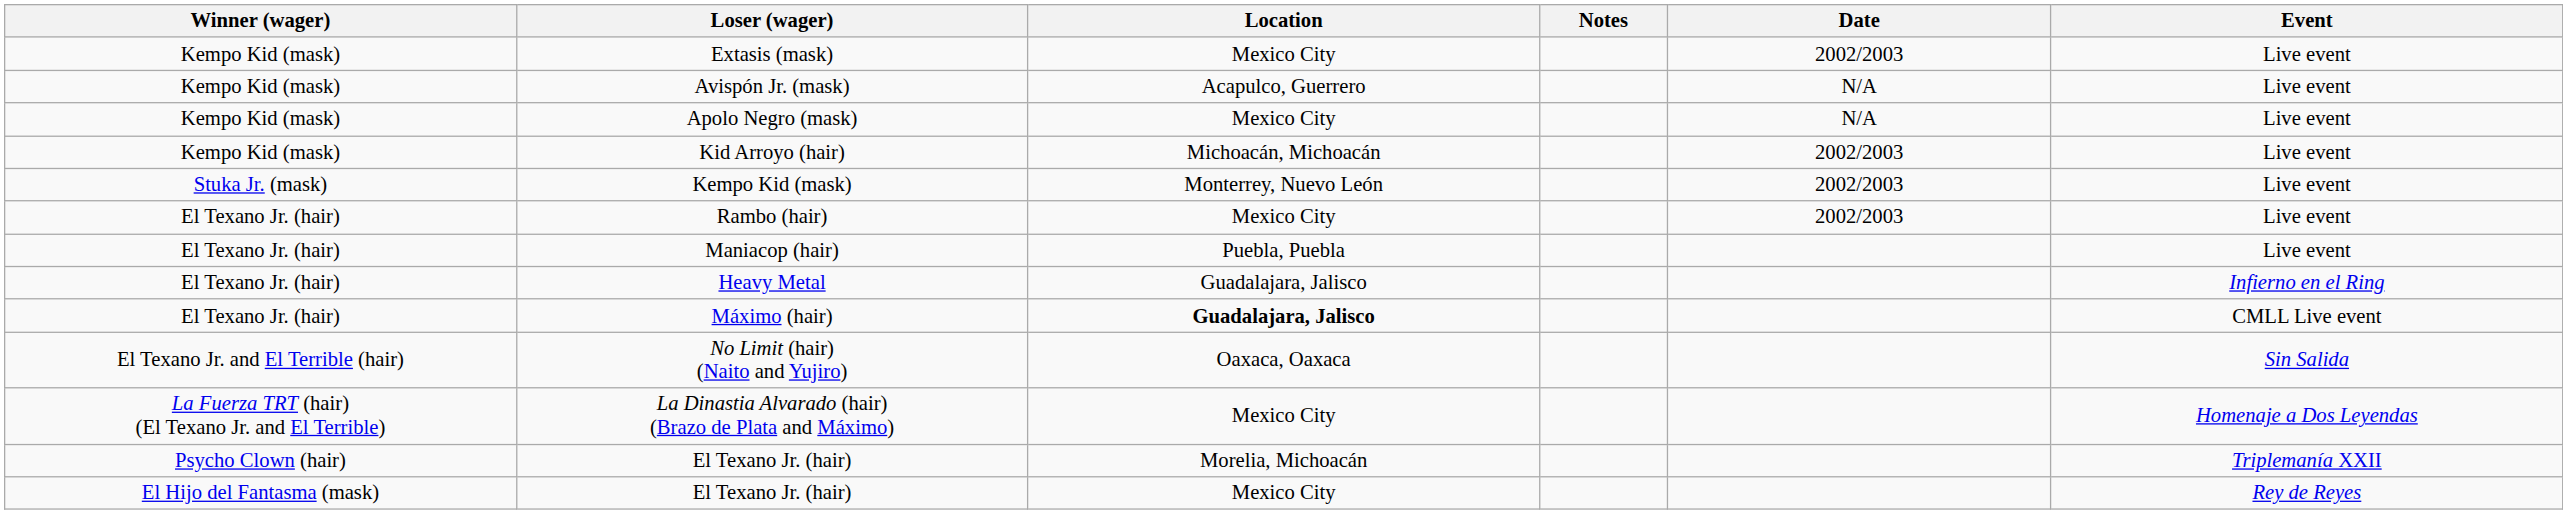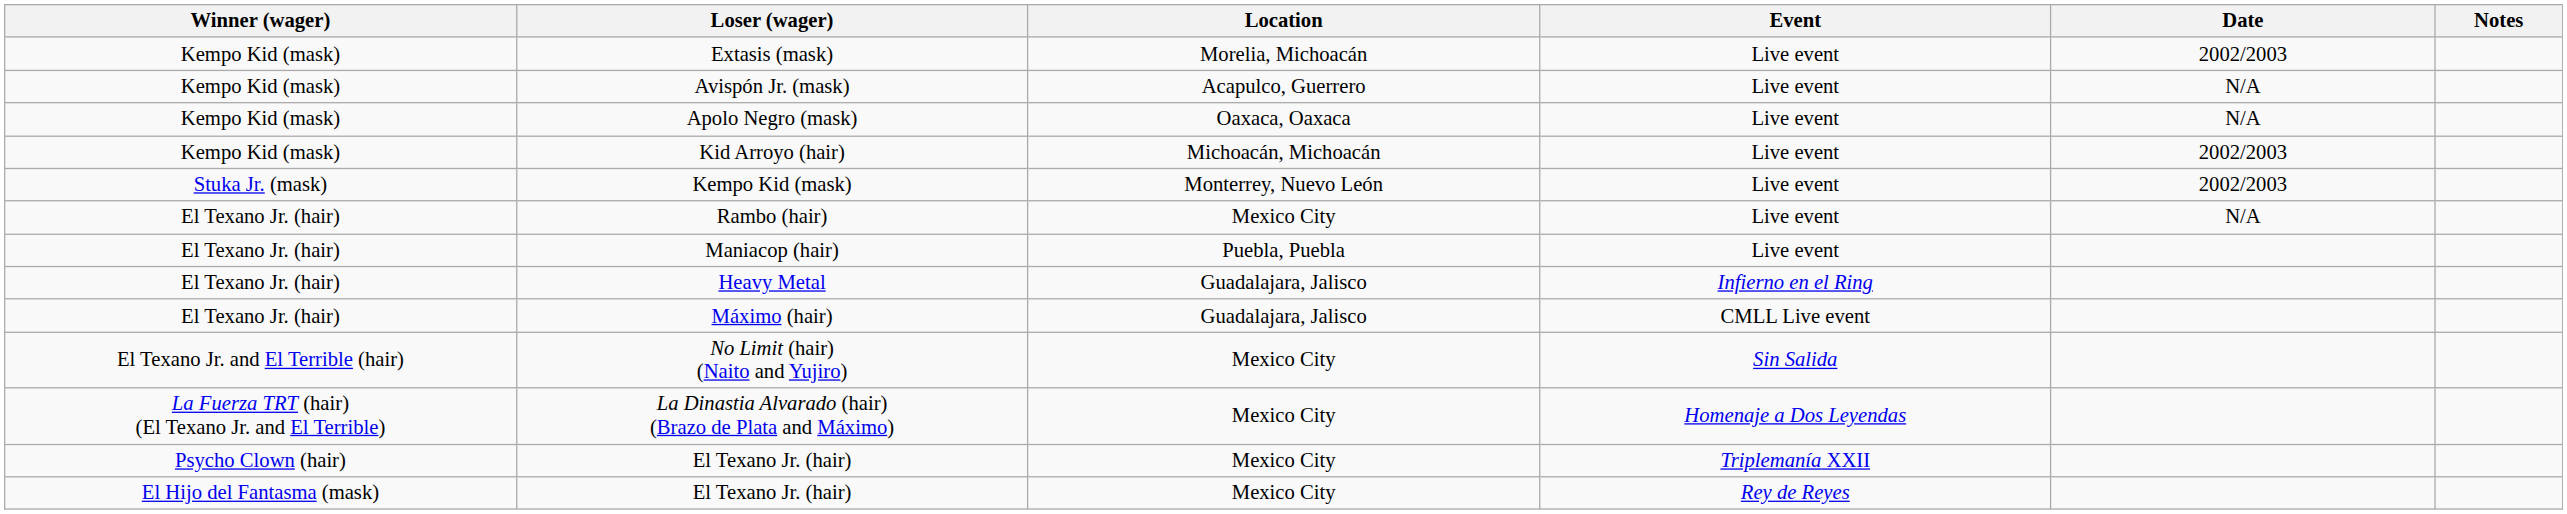columns swapped: (2307, 20) <-> (1603, 20)
(1284, 53) Mexico City -> (1284, 53) Morelia, Michoacán
(1284, 119) Mexico City -> (1284, 119) Oaxaca, Oaxaca
(1859, 217) 2002/2003 -> (2243, 217) N/A
(1284, 315) bold -> (1284, 315) normal
(1284, 359) Oaxaca, Oaxaca -> (1284, 359) Mexico City
(1284, 460) Morelia, Michoacán -> (1284, 460) Mexico City
